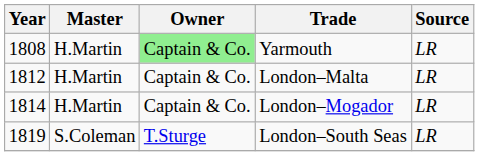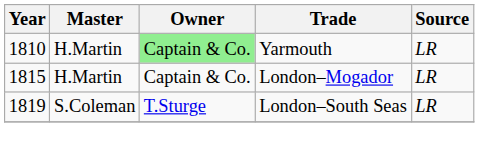(27, 48) 1808 -> (27, 48) 1810
- row: (314, 77)
(27, 106) 1814 -> (27, 77) 1815
